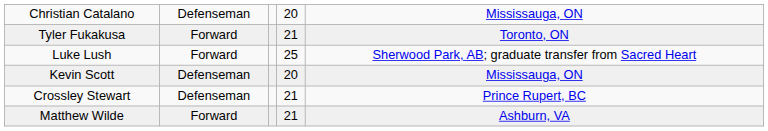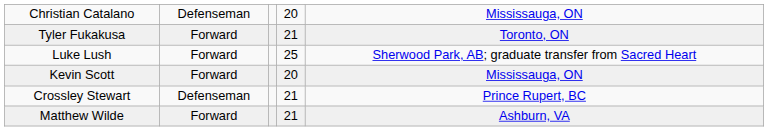(214, 75) Defenseman -> (214, 75) Forward
